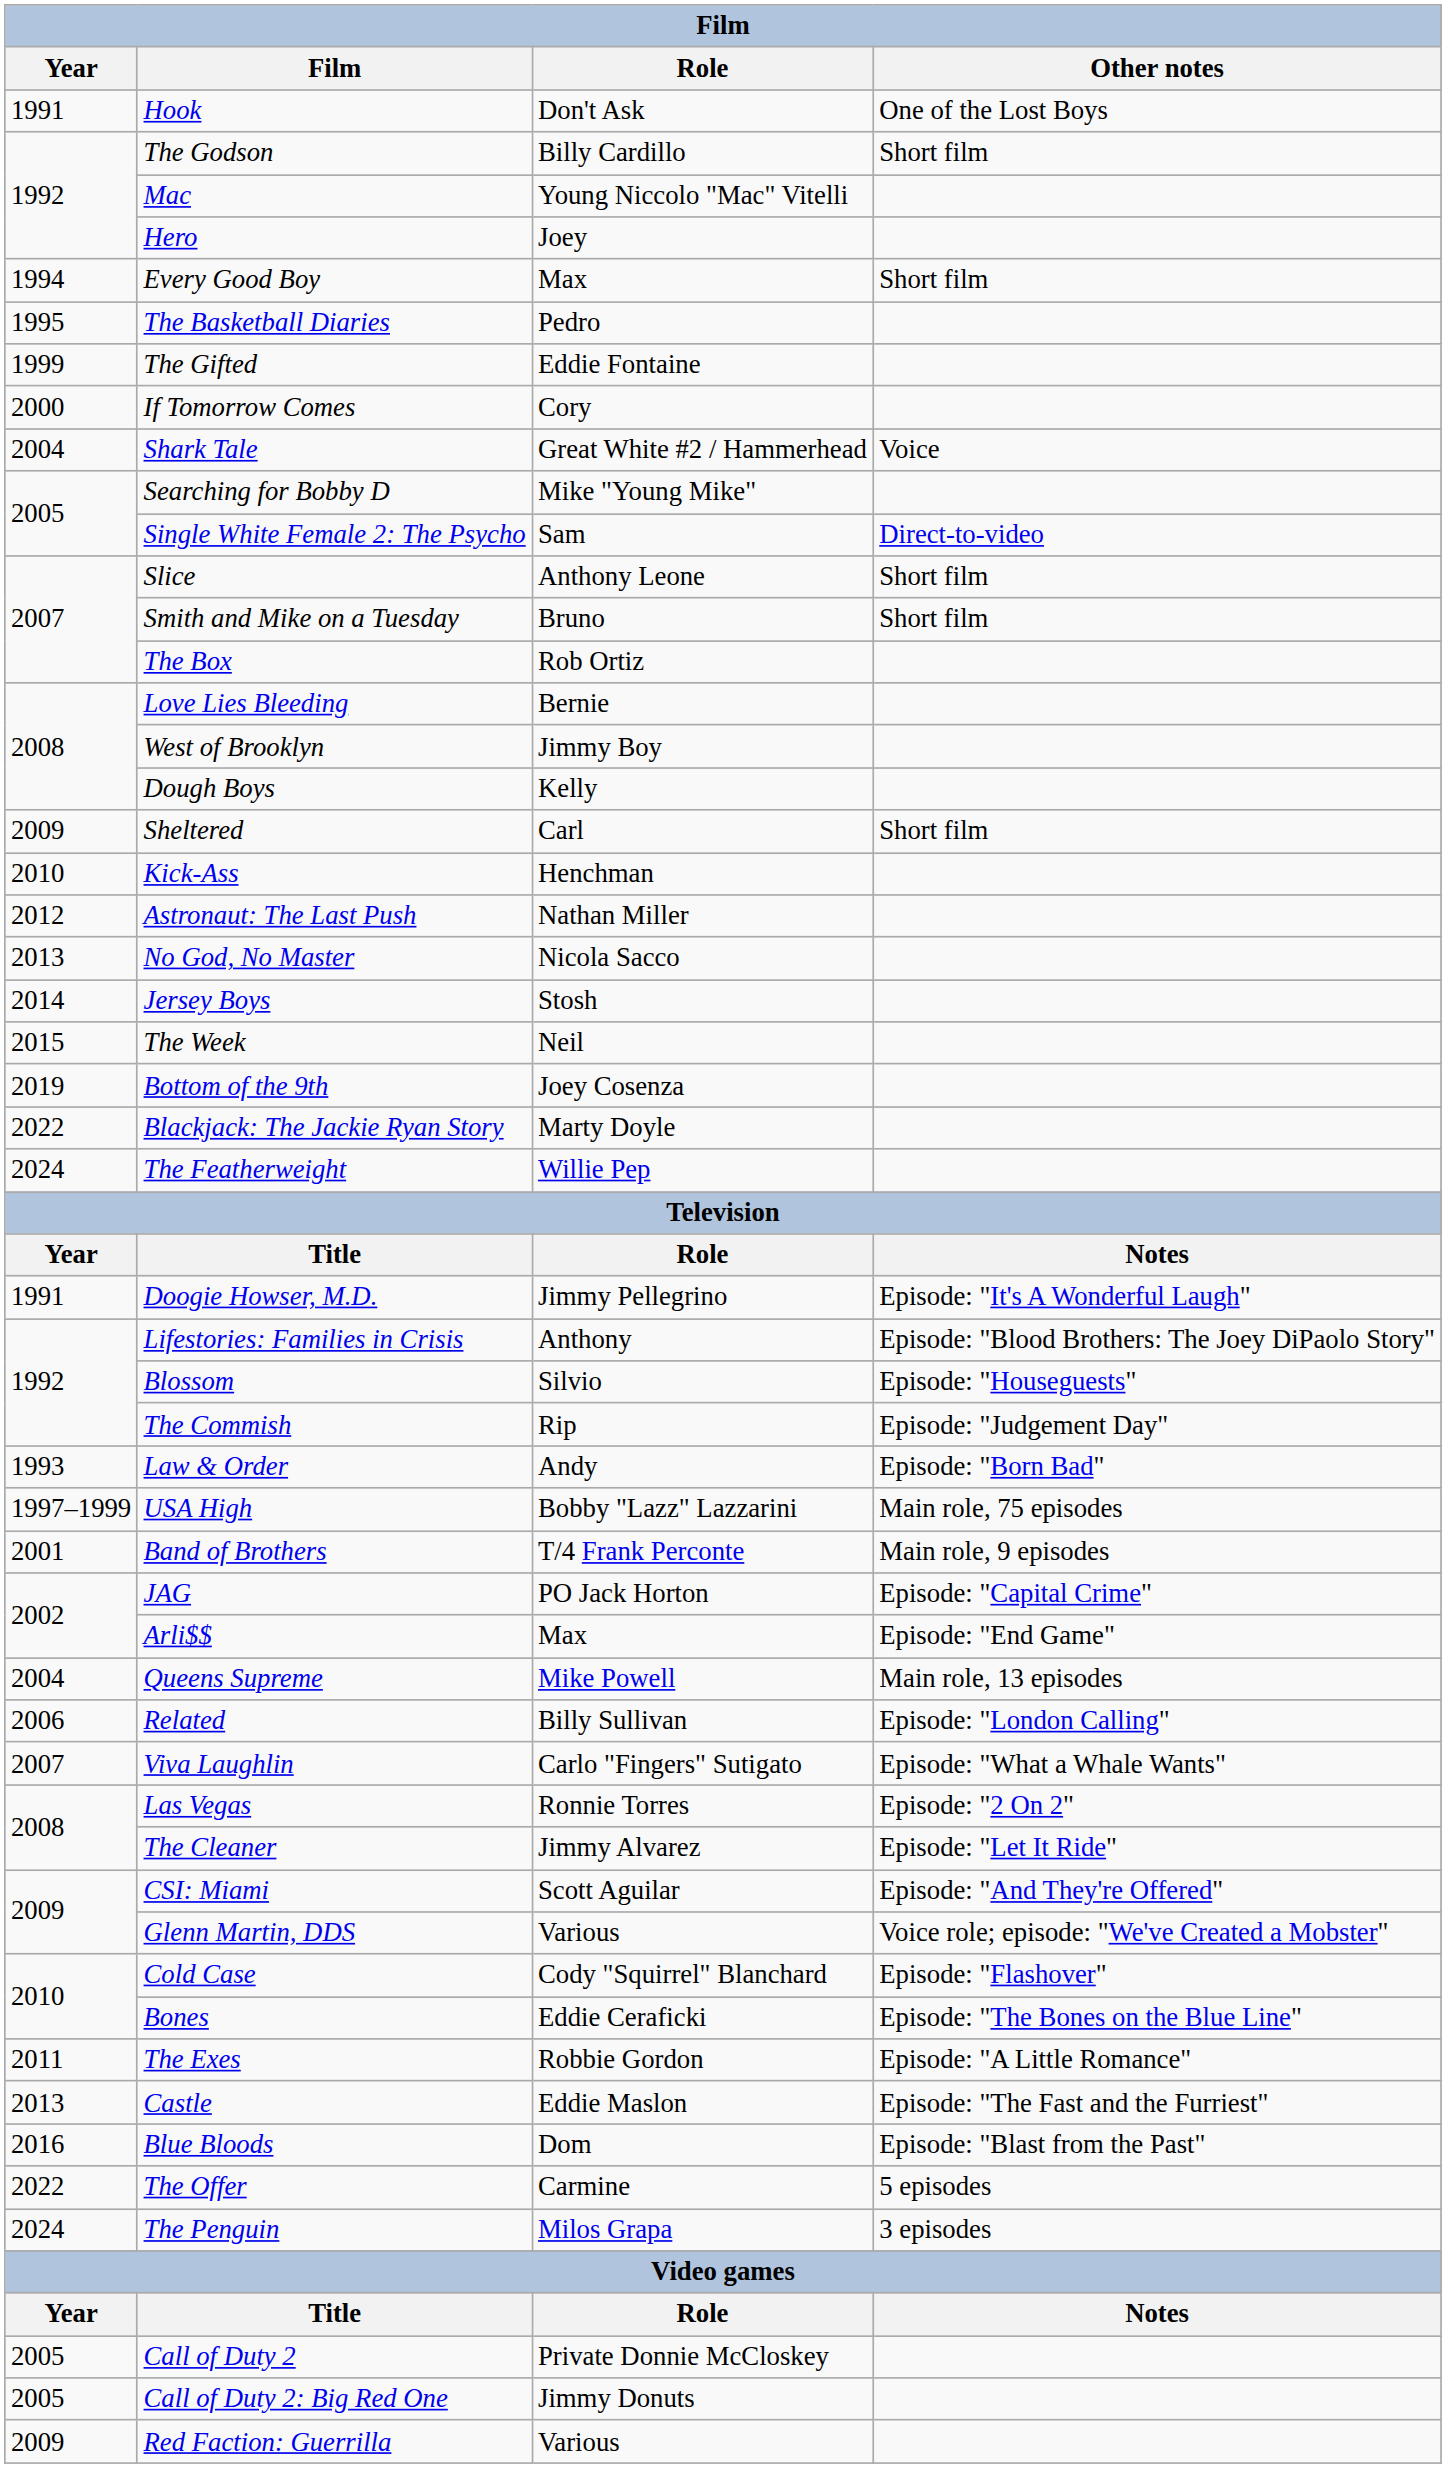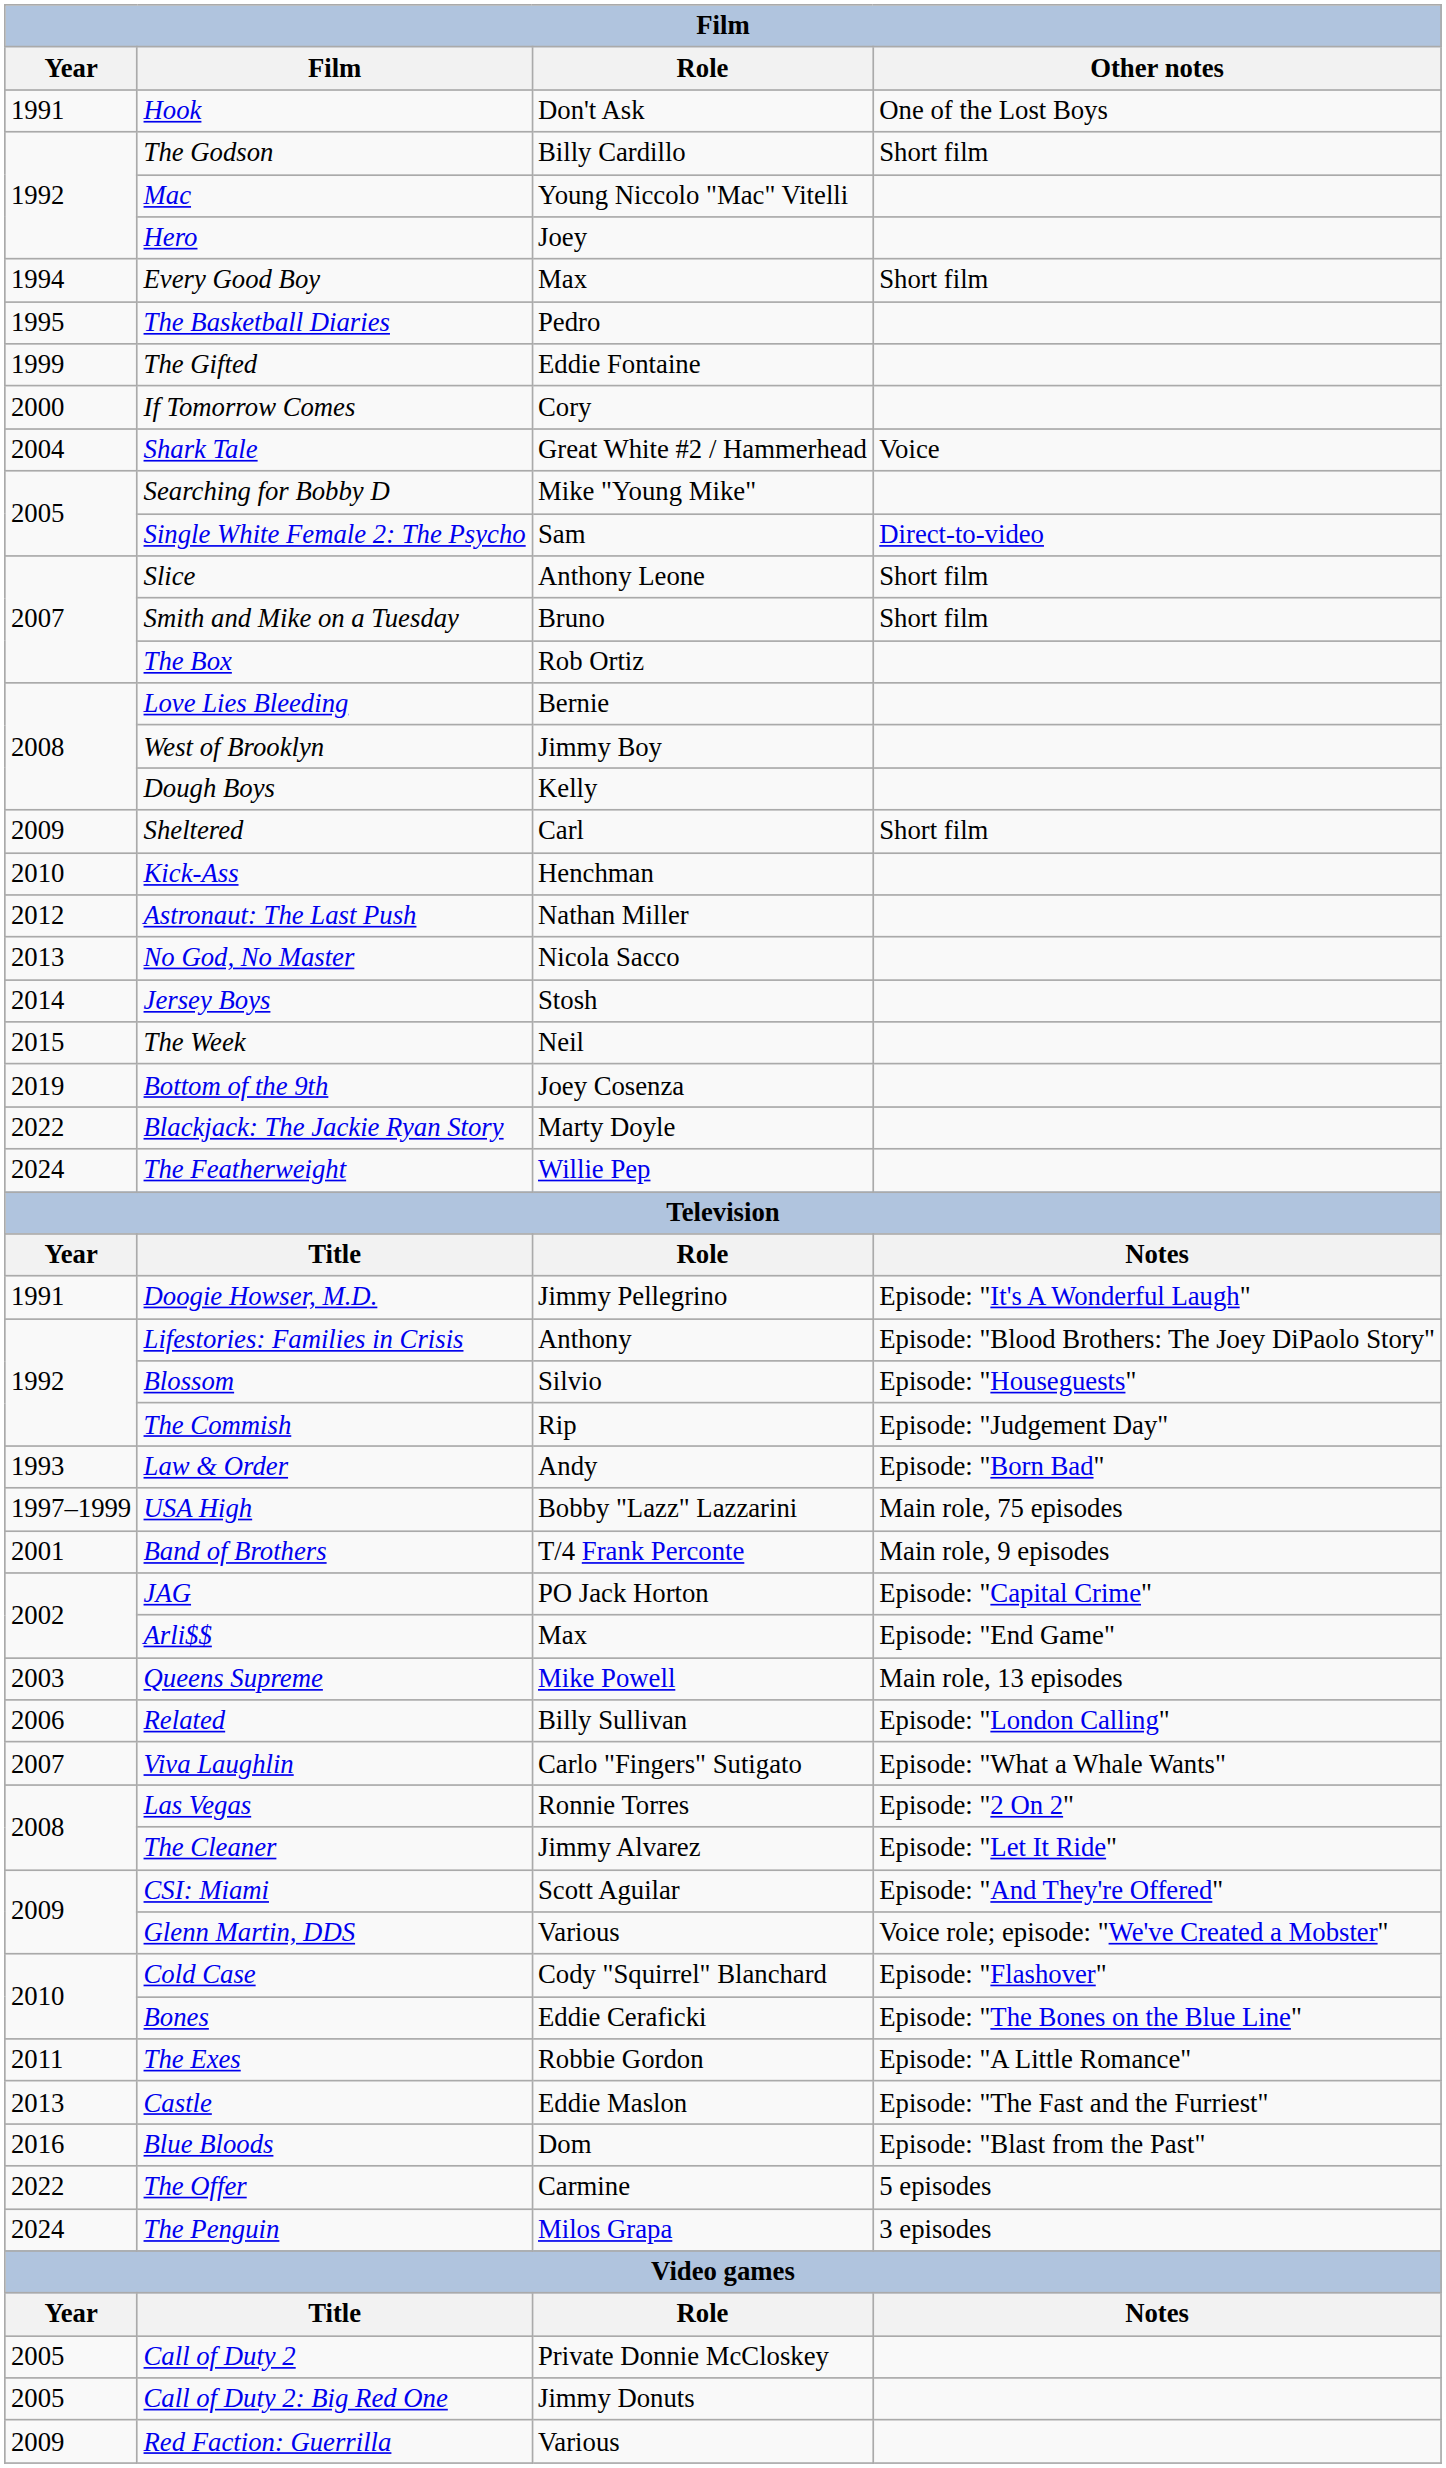(38, 1678) 2004 -> (38, 1678) 2003
